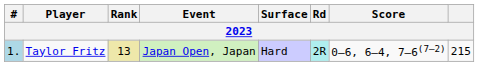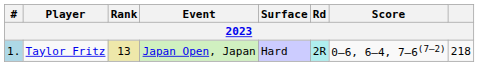(461, 51) 215 -> (461, 51) 218
